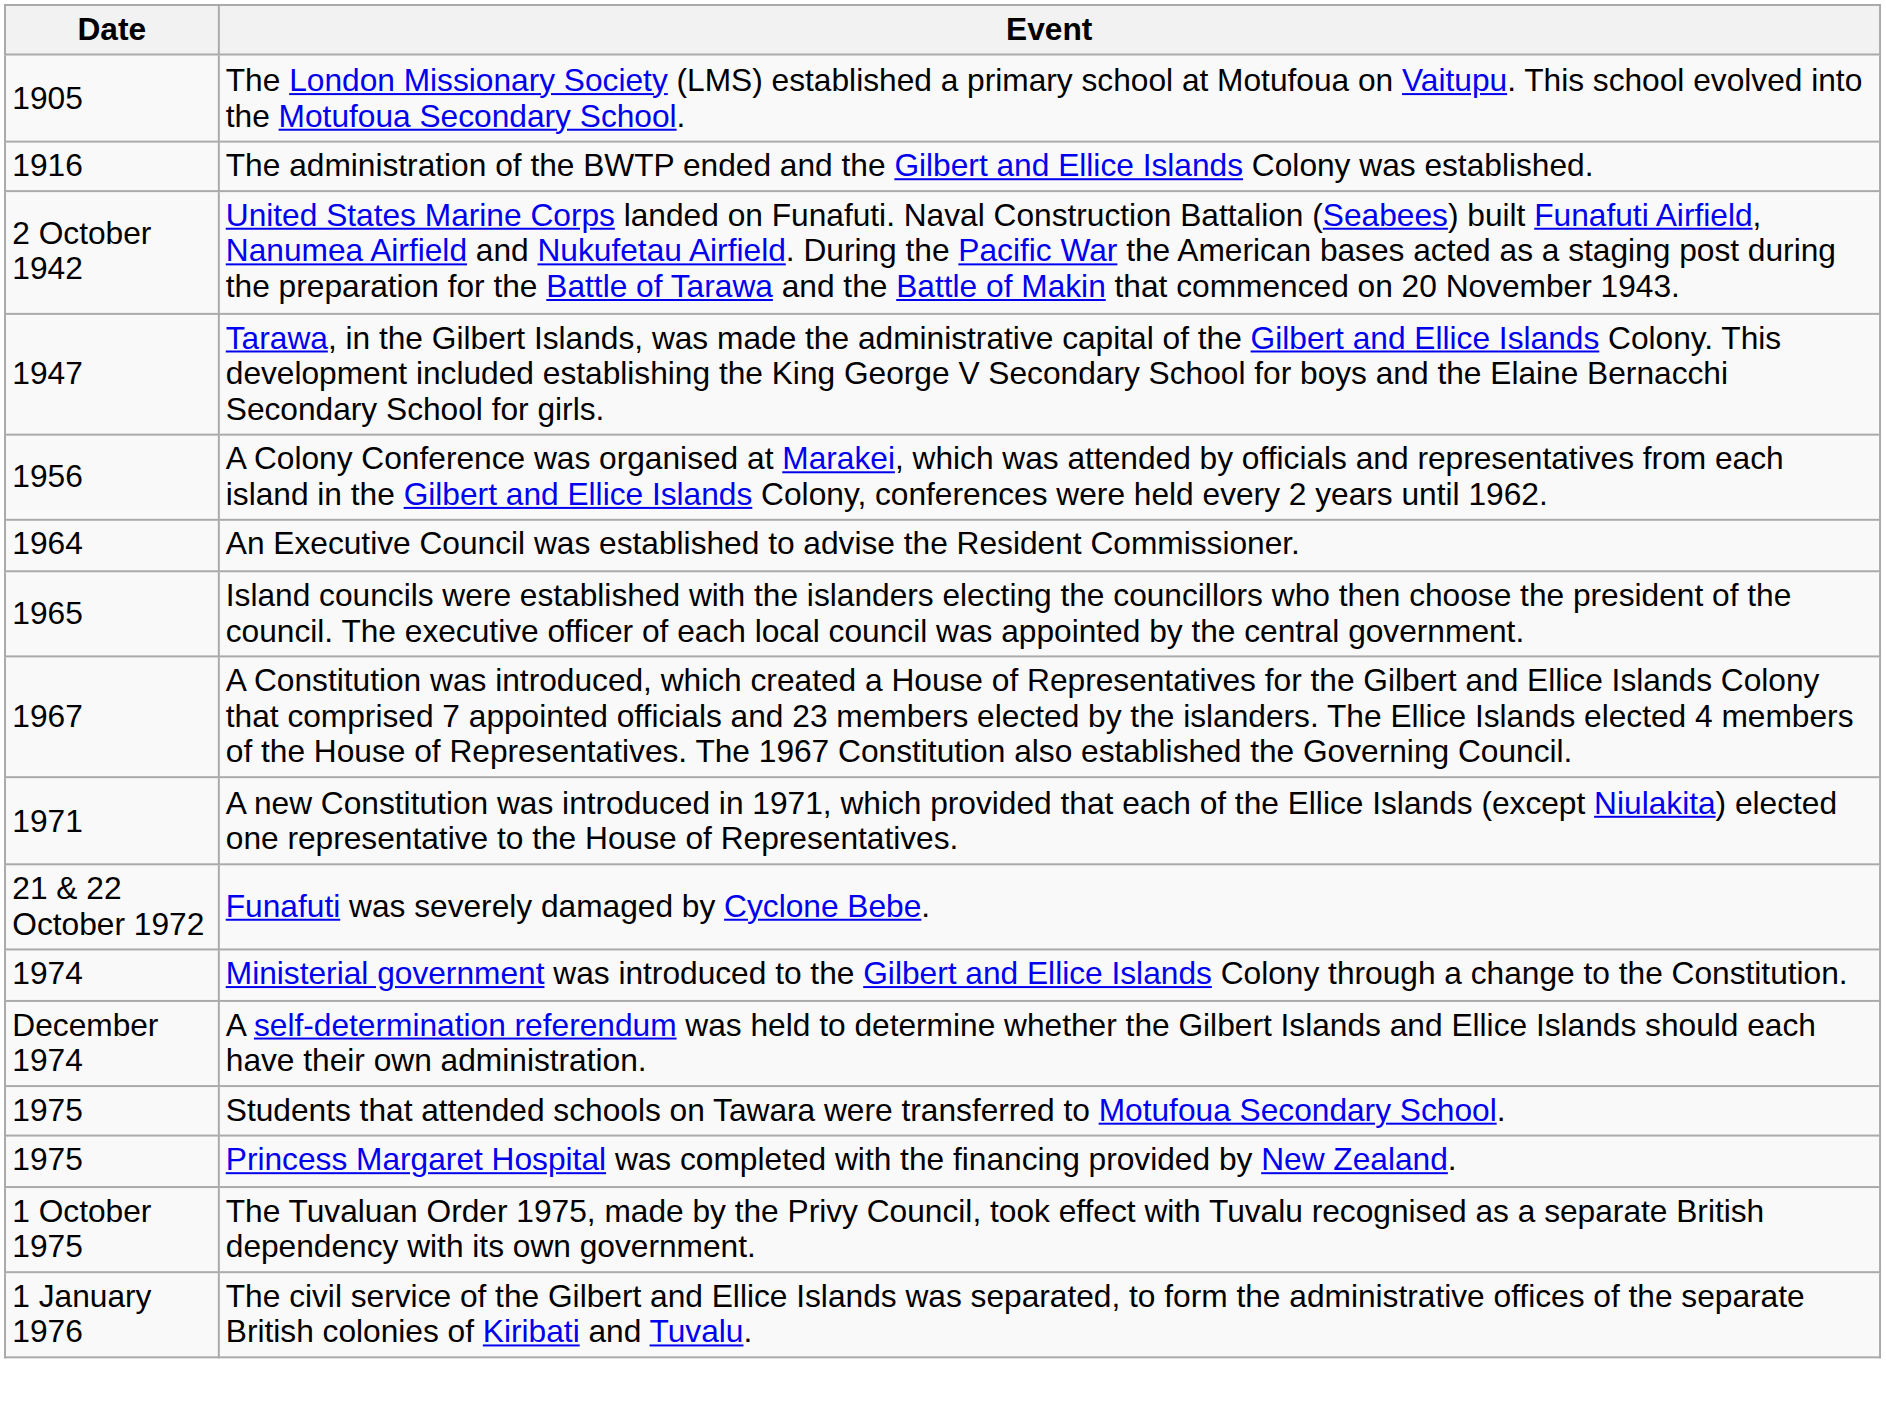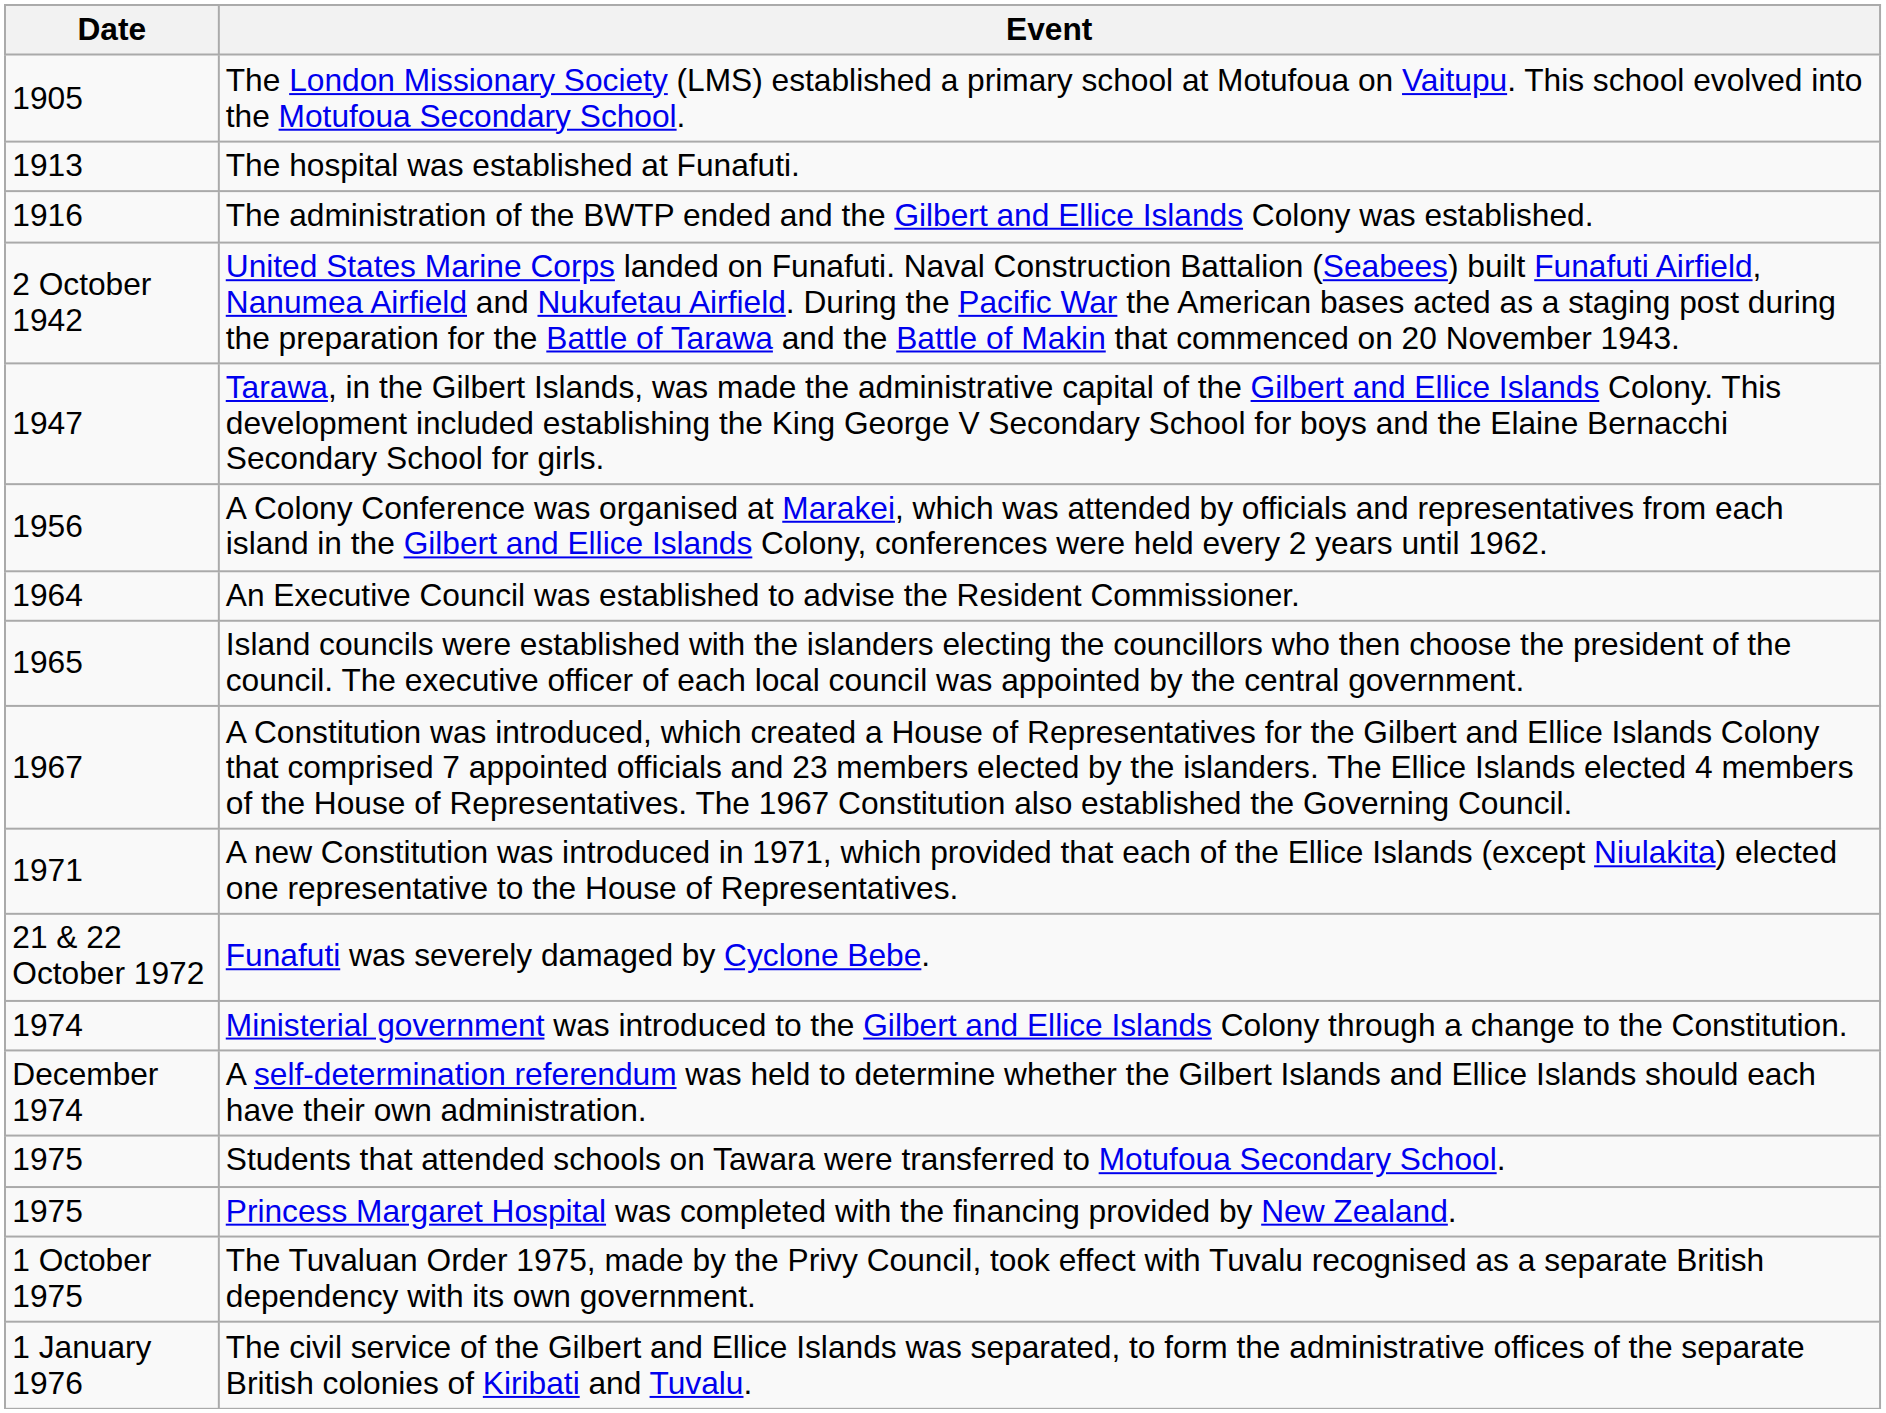+ row: (513, 165)
